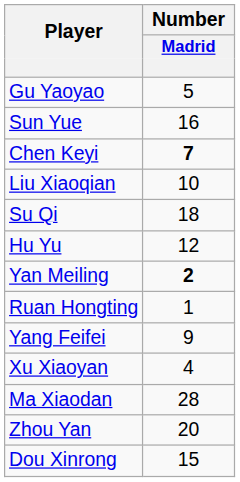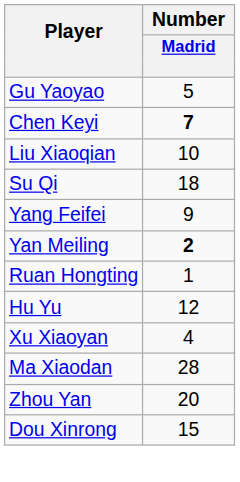- row: (45, 122)
rows swapped: (35, 245) <-> (57, 337)
